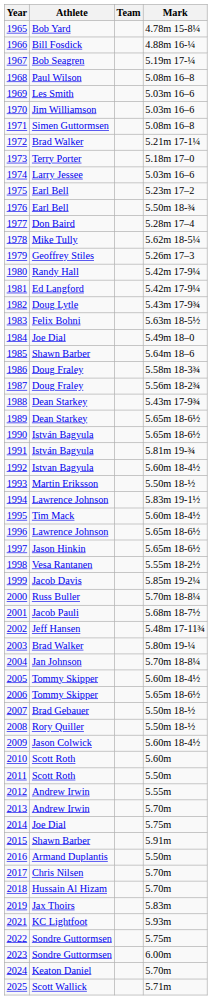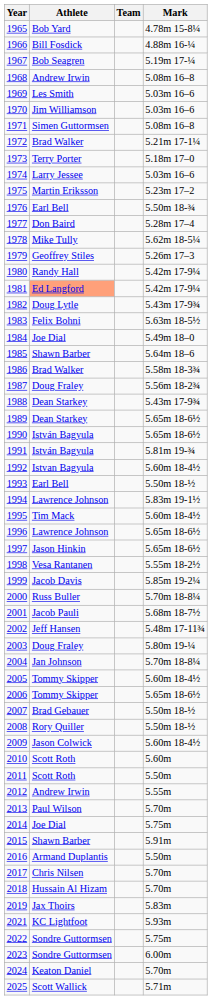(57, 77) Paul Wilson -> (61, 77) Andrew Irwin
(50, 191) Earl Bell -> (65, 191) Martin Eriksson
(58, 288) no background -> (58, 288) lightsalmon background
(58, 369) Doug Fraley -> (58, 369) Brad Walker
(65, 483) Martin Eriksson -> (50, 483) Earl Bell
(58, 645) Brad Walker -> (58, 645) Doug Fraley
(61, 808) Andrew Irwin -> (57, 808) Paul Wilson
